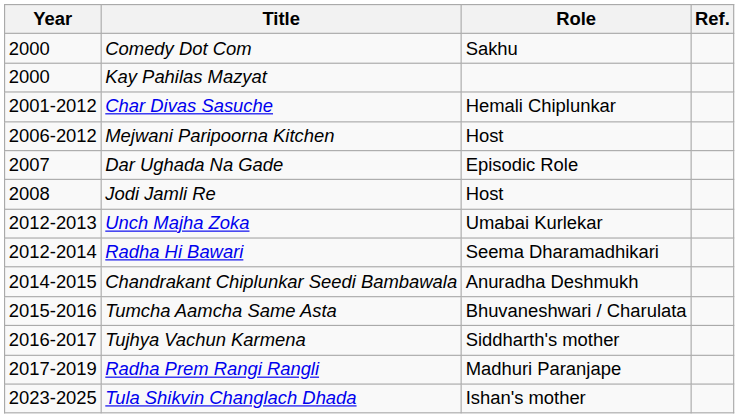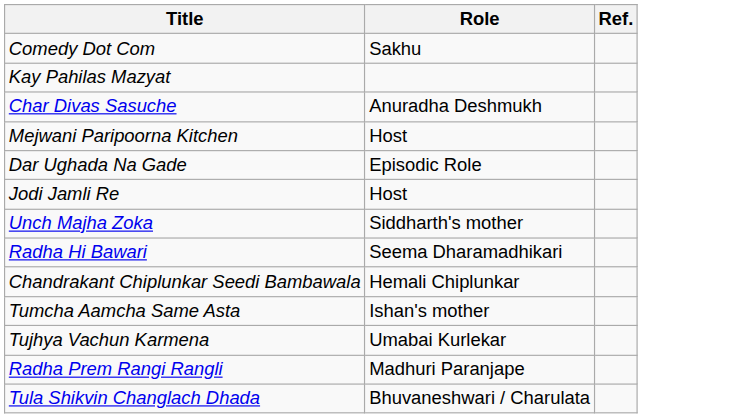- column: (53, 19)
(541, 106) Hemali Chiplunkar -> (456, 106) Anuradha Deshmukh
(534, 223) Umabai Kurlekar -> (446, 223) Siddharth's mother
(552, 281) Anuradha Deshmukh -> (444, 281) Hemali Chiplunkar
(576, 310) Bhuvaneshwari / Charulata -> (429, 310) Ishan's mother
(543, 340) Siddharth's mother -> (438, 340) Umabai Kurlekar
(526, 398) Ishan's mother -> (480, 398) Bhuvaneshwari / Charulata
